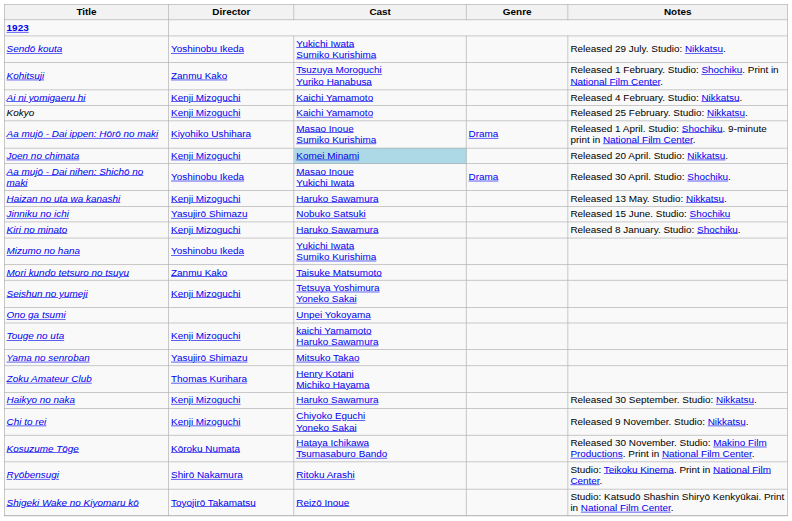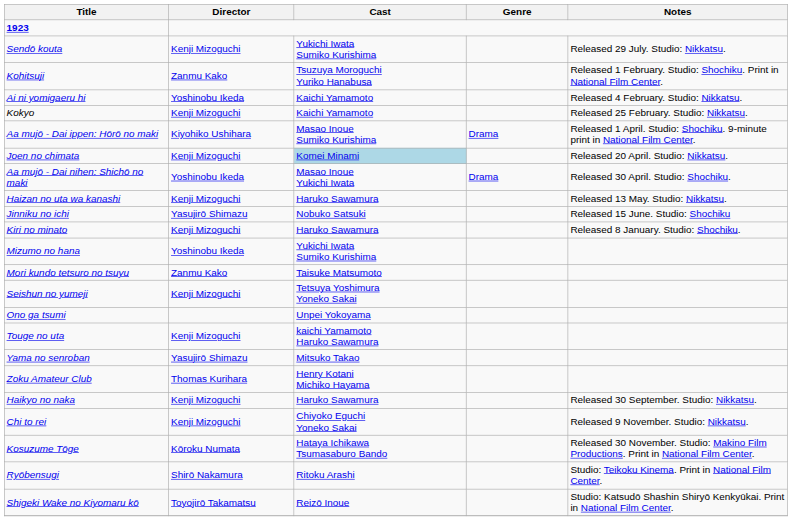(208, 49) Yoshinobu Ikeda -> (206, 49) Kenji Mizoguchi
(206, 97) Kenji Mizoguchi -> (208, 97) Yoshinobu Ikeda
